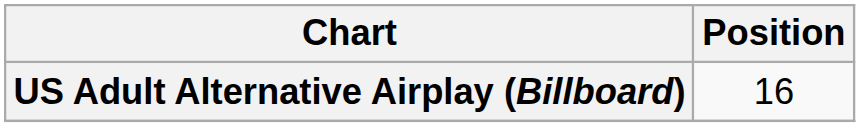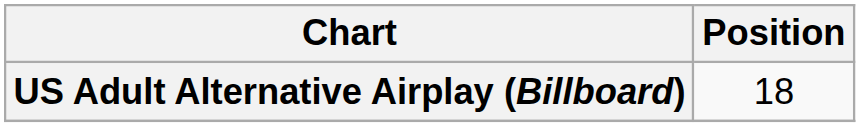(774, 90) 16 -> (774, 90) 18
